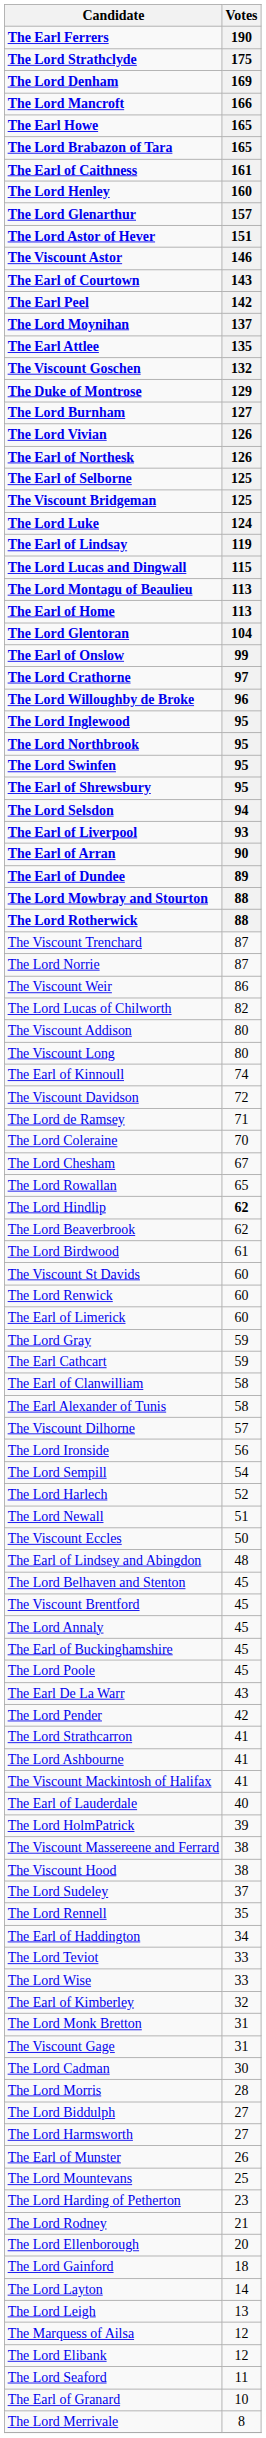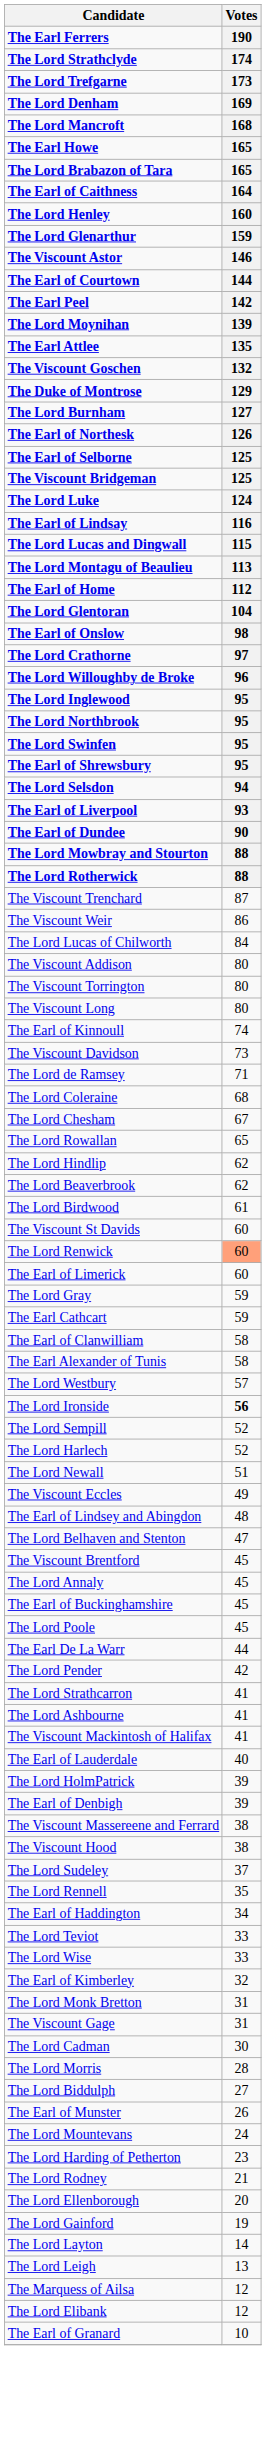(242, 59) 175 -> (242, 59) 174
+ row: (67, 81)
(242, 103) 166 -> (242, 125) 168
(242, 170) 161 -> (242, 192) 164
(242, 214) 157 -> (242, 236) 159
- row: (81, 236)
(242, 280) 143 -> (242, 280) 144
(242, 324) 137 -> (242, 324) 139
- row: (57, 434)
(242, 545) 119 -> (242, 523) 116
(242, 611) 113 -> (242, 589) 112
(242, 655) 99 -> (242, 633) 98
- row: (62, 854)
(242, 876) 89 -> (242, 832) 90
- row: (54, 964)
(242, 1008) 82 -> (242, 942) 84
+ row: (76, 986)
(242, 1097) 72 -> (242, 1053) 73
(242, 1141) 70 -> (242, 1097) 68
(242, 1207) bold -> (242, 1163) normal
(242, 1295) no background -> (242, 1251) lightsalmon background
- row: (71, 1428)
+ row: (62, 1384)
(242, 1450) normal -> (242, 1406) bold
(242, 1472) 54 -> (242, 1428) 52
(242, 1538) 50 -> (242, 1494) 49
(242, 1582) 45 -> (242, 1538) 47
(242, 1693) 43 -> (242, 1649) 44
+ row: (65, 1803)
- row: (70, 2134)
(242, 2179) 25 -> (242, 2134) 24
(242, 2267) 18 -> (242, 2223) 19
- row: (57, 2377)
- row: (63, 2421)
